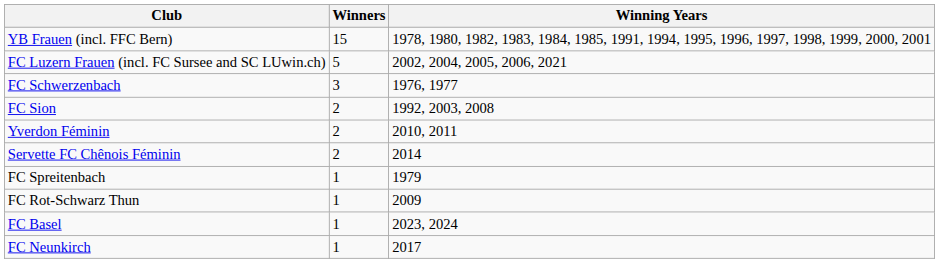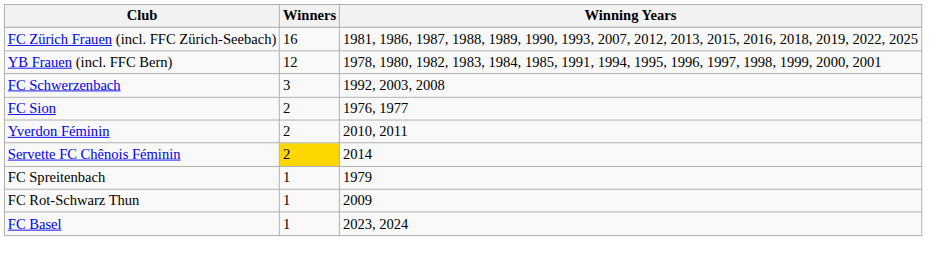+ row: (142, 39)
(340, 39) 15 -> (290, 62) 12
- row: (167, 62)
(425, 85) 1976, 1977 -> (394, 85) 1992, 2003, 2008
(443, 108) 1992, 2003, 2008 -> (376, 108) 1976, 1977
(336, 154) no background -> (287, 154) gold background
- row: (49, 246)
